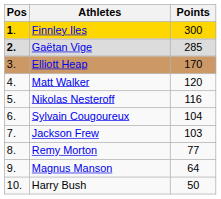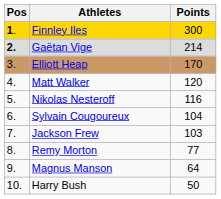(193, 47) 285 -> (193, 47) 214
